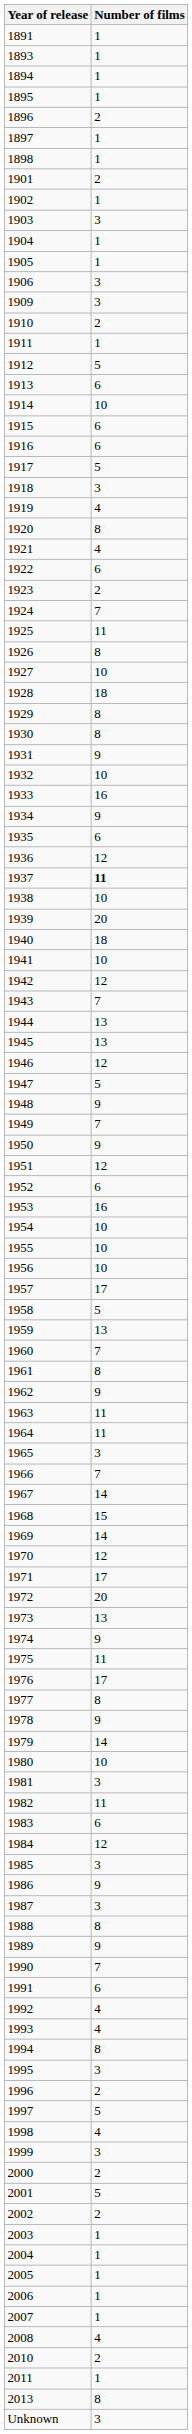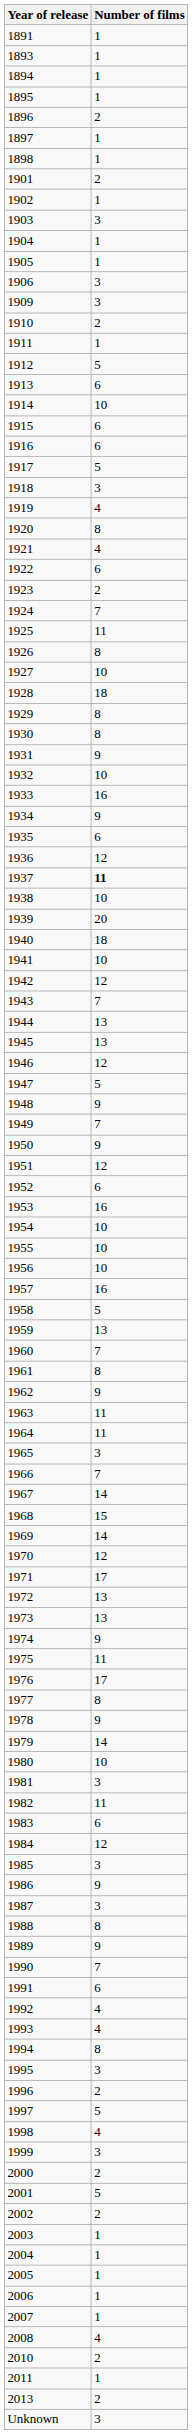(101, 1289) 17 -> (101, 1289) 16
(101, 1597) 20 -> (101, 1597) 13
(97, 2399) 8 -> (97, 2399) 2
